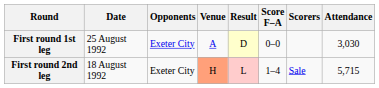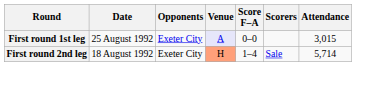- column: (243, 17)
(213, 44) no background -> (221, 38) lavender background
(348, 44) 3,030 -> (325, 38) 3,015
(348, 70) 5,715 -> (325, 54) 5,714
